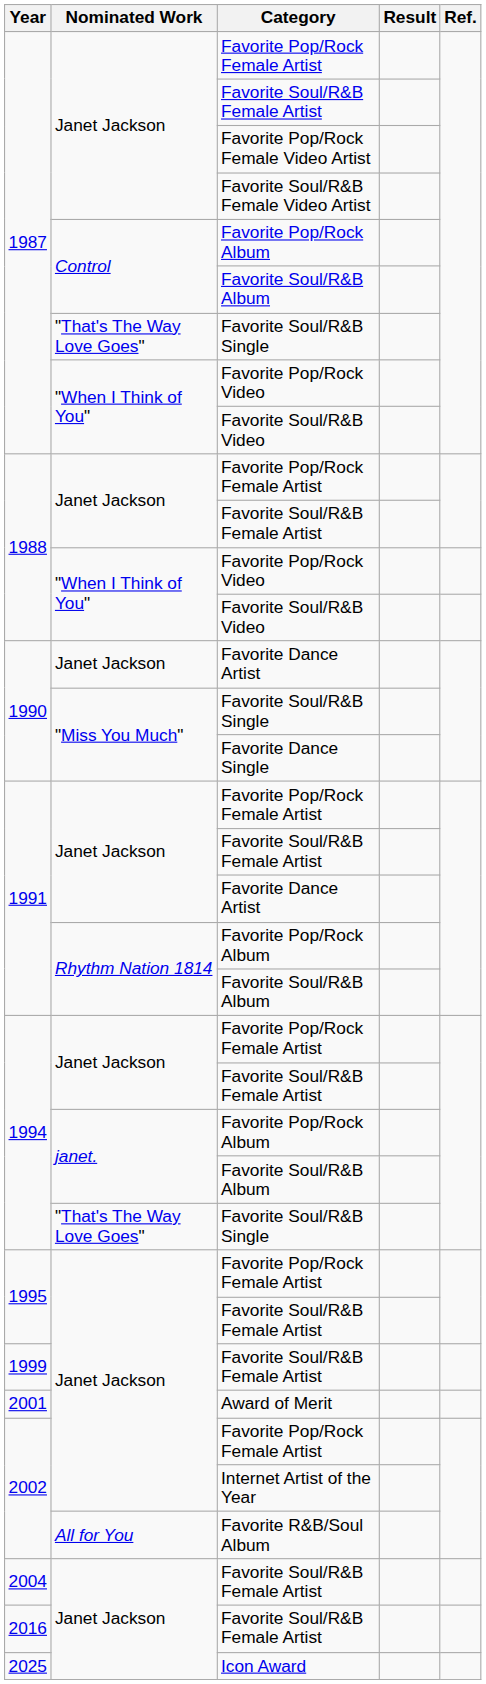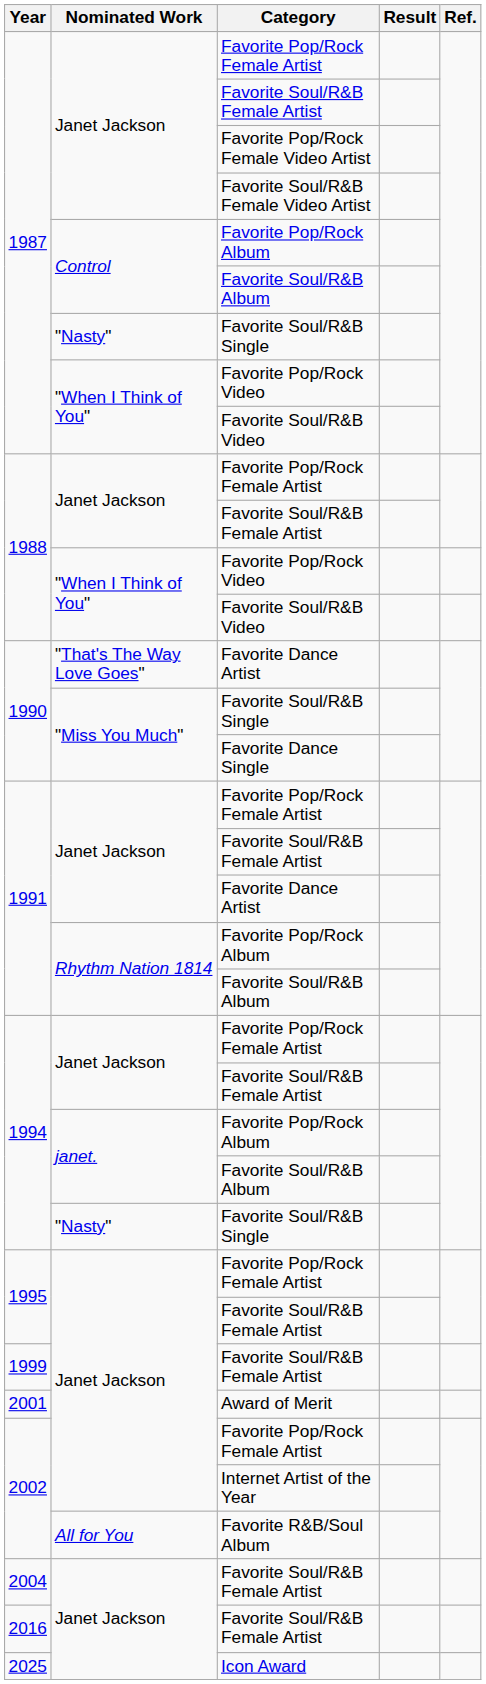(118, 336) "That's The Way Love Goes" -> (83, 336) "Nasty"
(110, 664) Janet Jackson -> (118, 664) "That's The Way Love Goes"
(118, 1226) "That's The Way Love Goes" -> (83, 1226) "Nasty"
